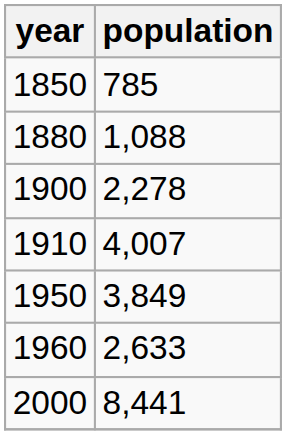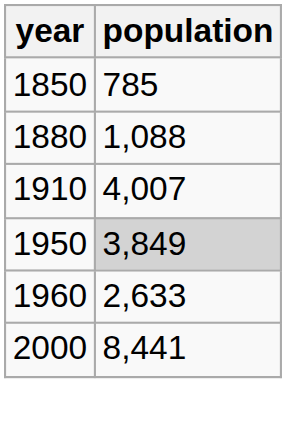- row: (50, 190)
(144, 296) no background -> (144, 243) lightgrey background
